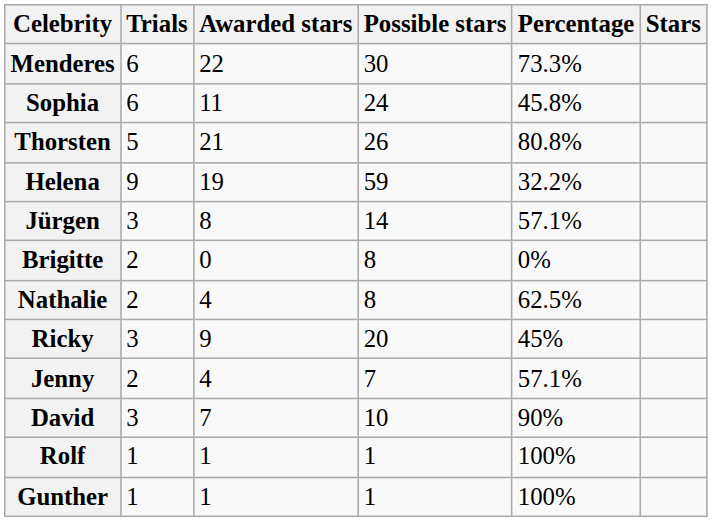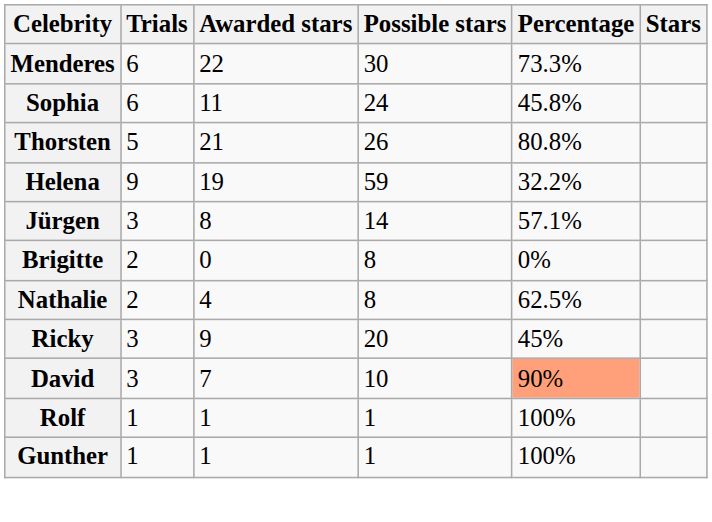- row: (63, 378)
(540, 417) no background -> (540, 378) lightsalmon background
